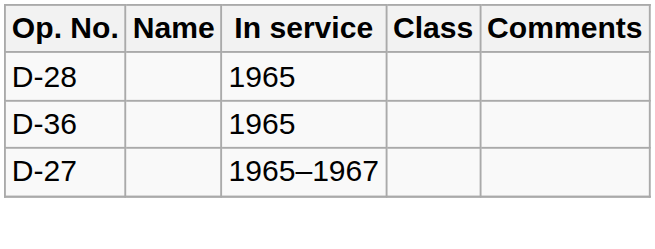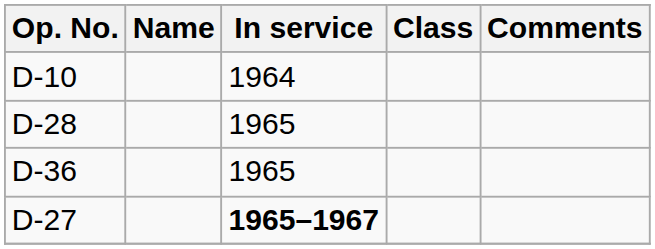+ row: (44, 76)
(304, 171) normal -> (304, 219) bold
